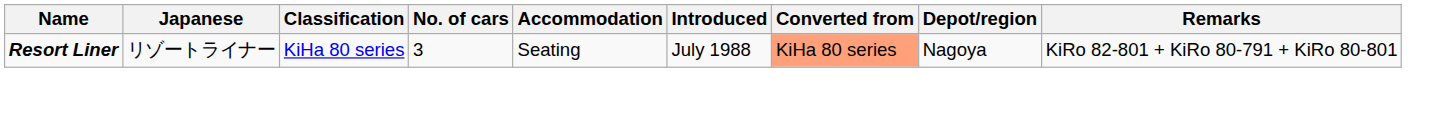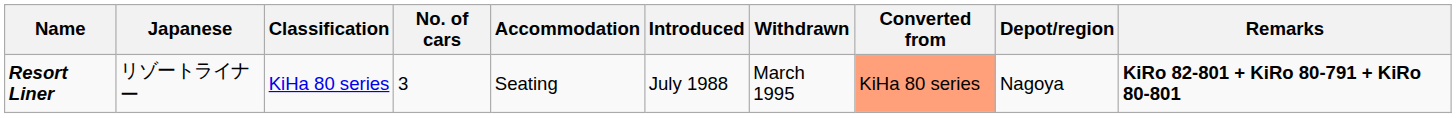+ column: (802, 29)
(1222, 50) normal -> (1272, 83) bold
